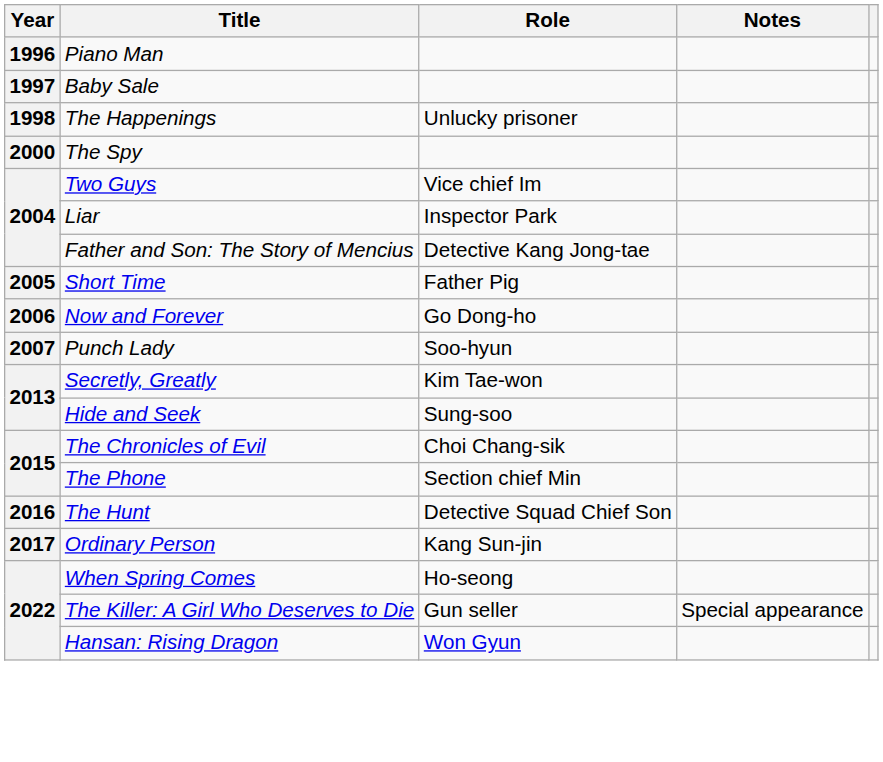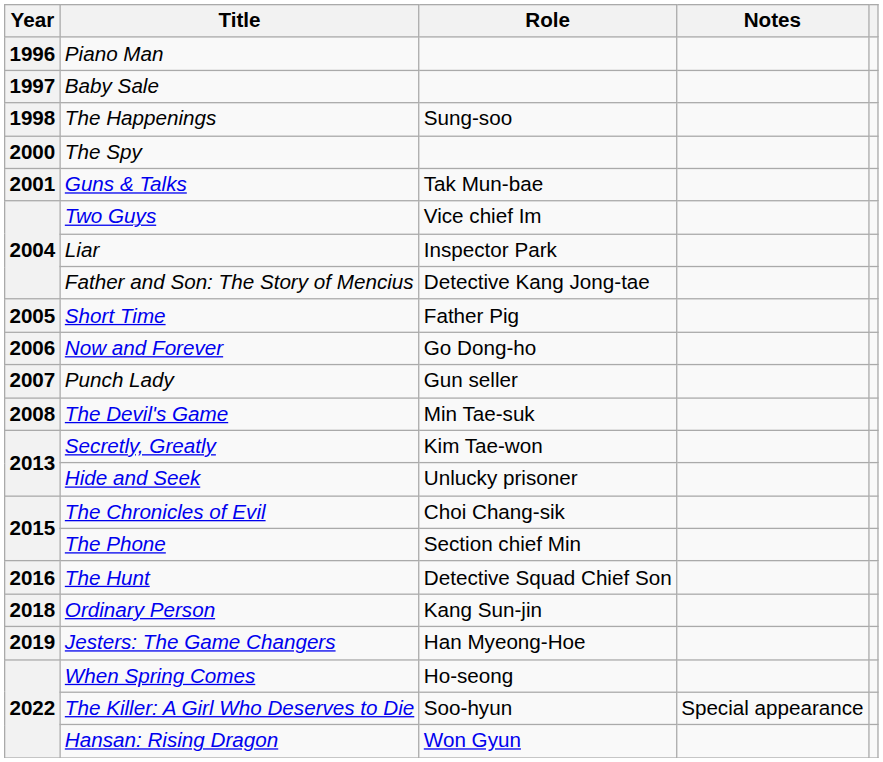(501, 119) Unlucky prisoner -> (468, 119) Sung-soo
+ row: (126, 184)
(468, 348) Soo-hyun -> (471, 380) Gun seller
+ row: (147, 413)
(468, 413) Sung-soo -> (501, 479) Unlucky prisoner
(32, 544) 2017 -> (32, 610) 2018
+ row: (200, 642)
(471, 610) Gun seller -> (468, 708) Soo-hyun
